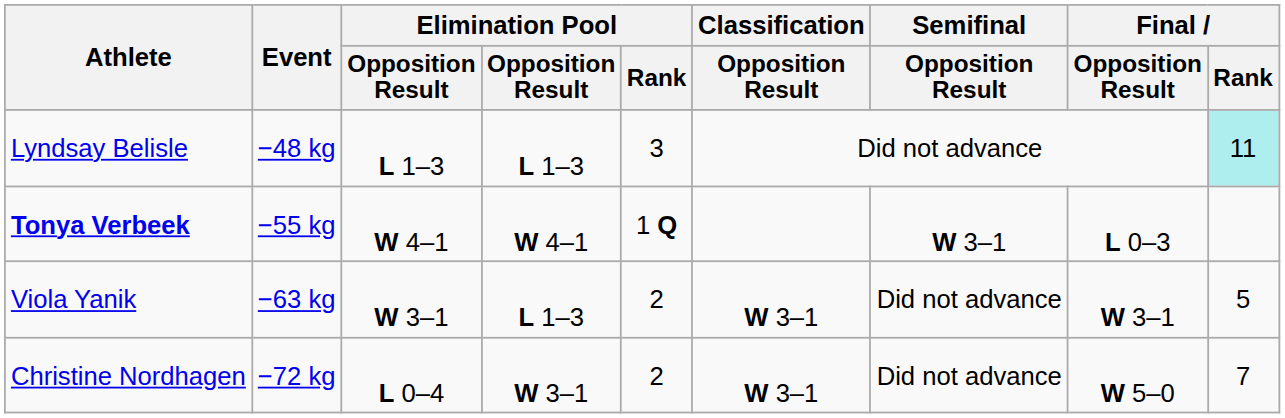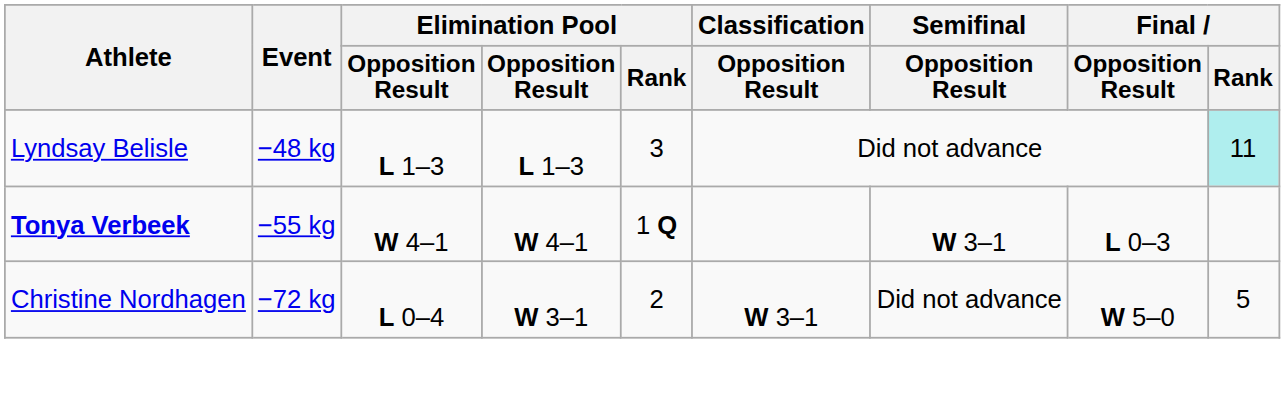- row: (74, 300)
(1243, 376) 7 -> (1243, 300) 5
